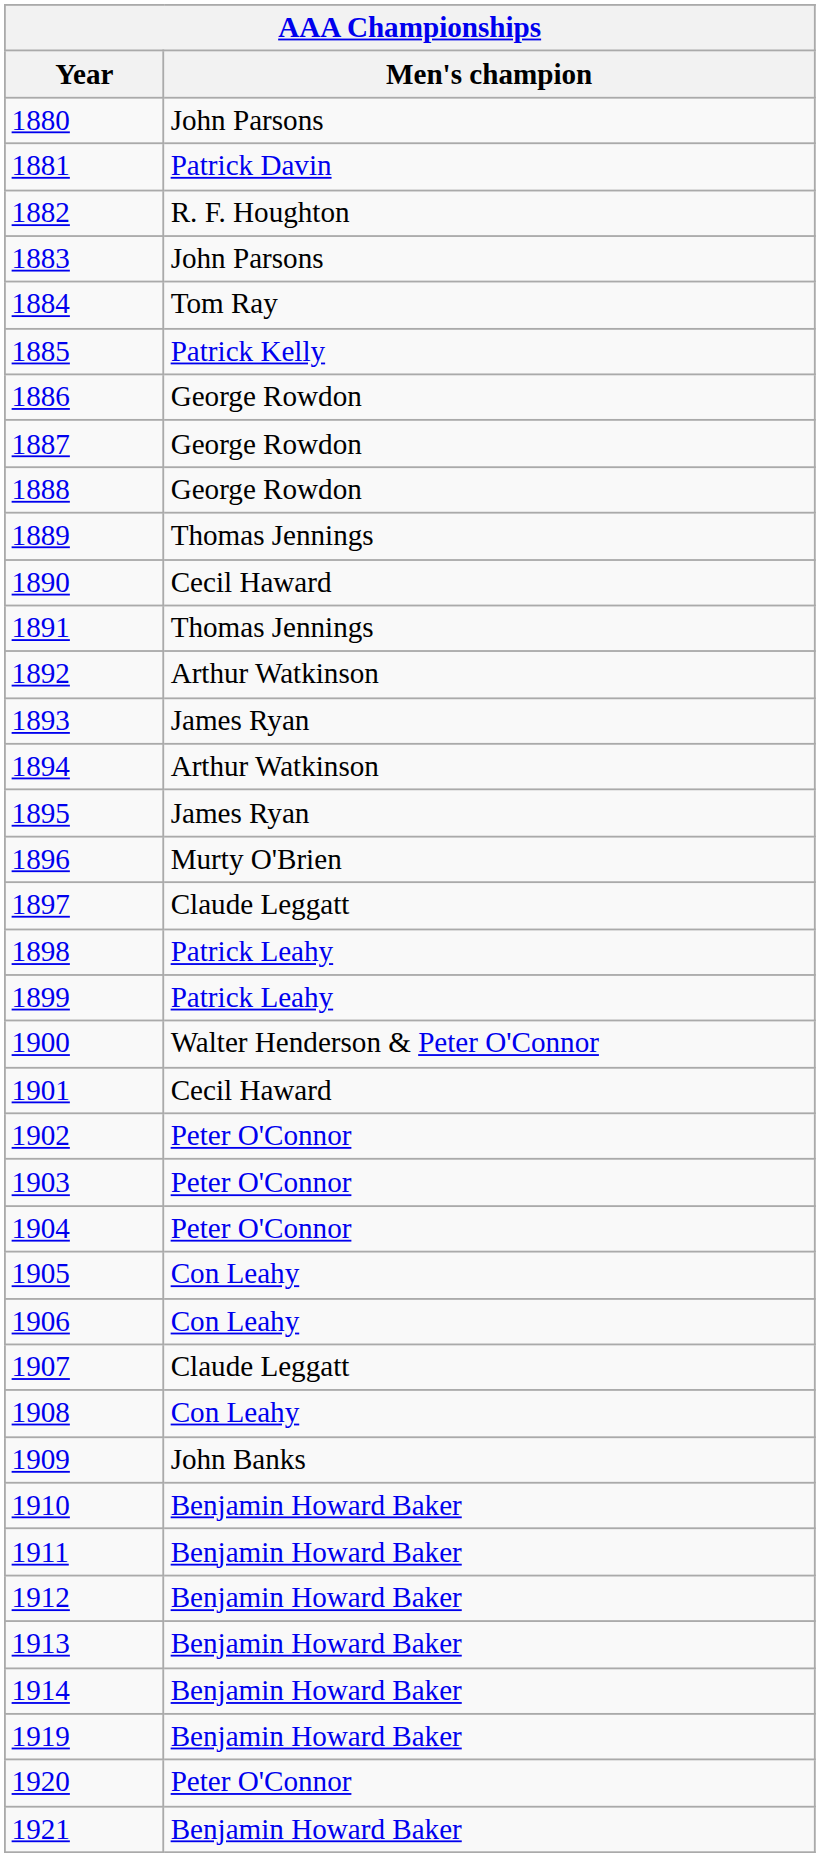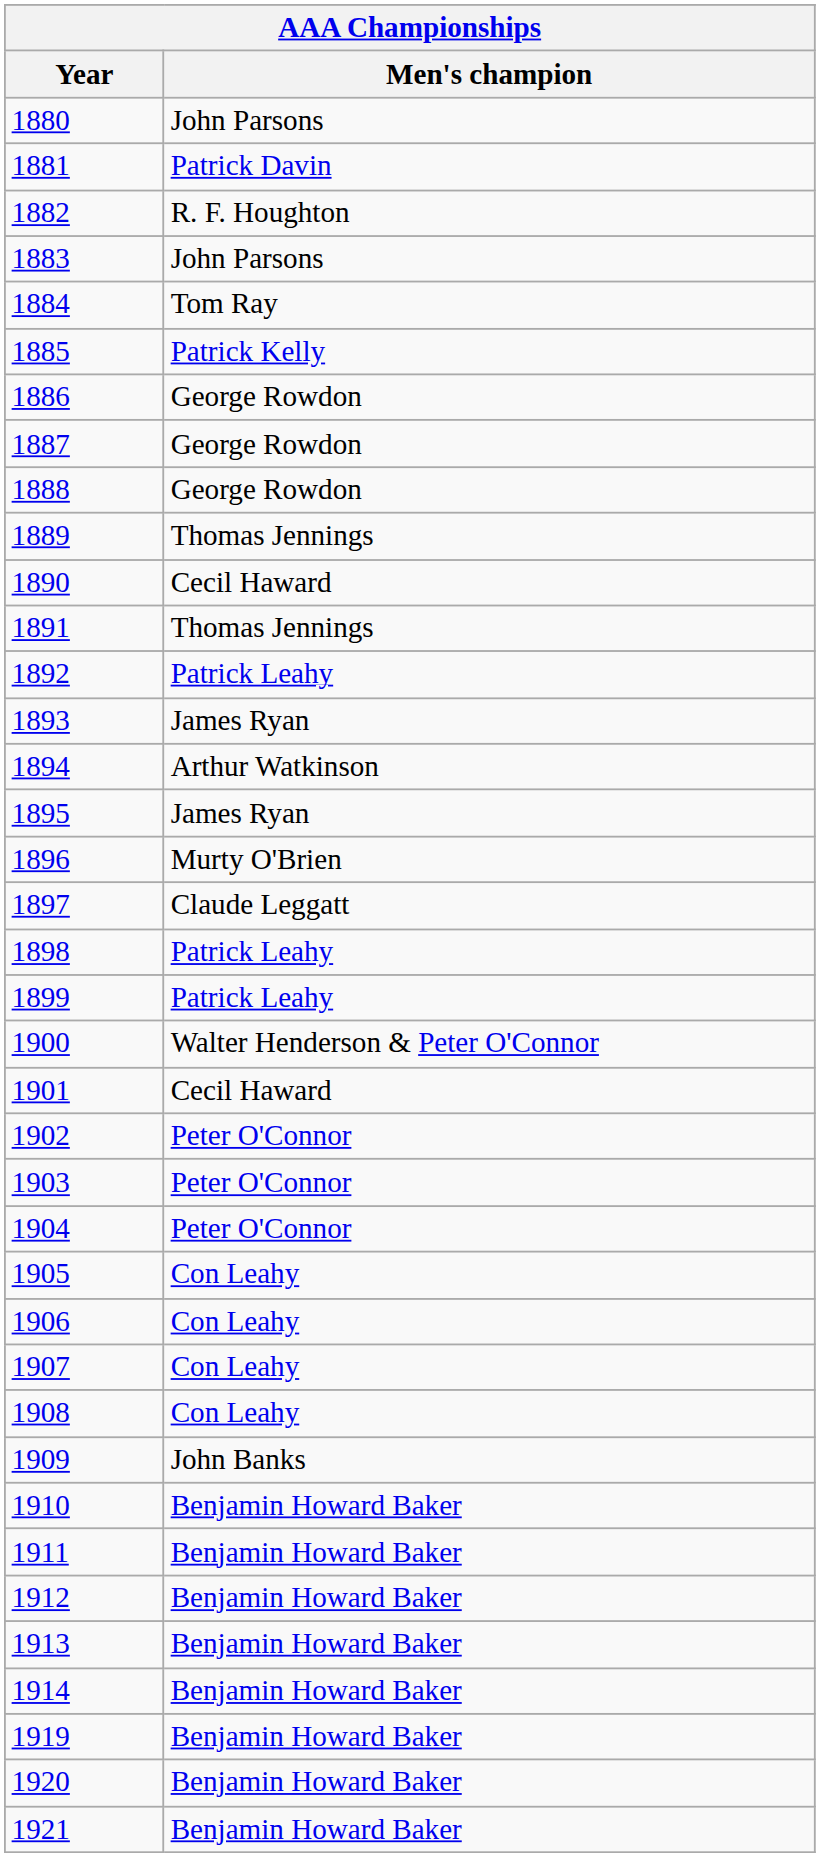(275, 674) Arthur Watkinson -> (252, 674) Patrick Leahy
(260, 1366) Claude Leggatt -> (235, 1366) Con Leahy
(261, 1782) Peter O'Connor -> (316, 1782) Benjamin Howard Baker
